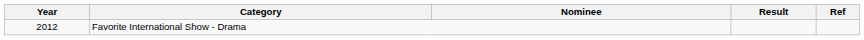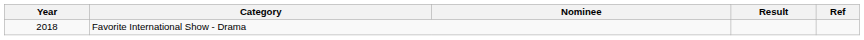(47, 27) 2012 -> (47, 27) 2018
